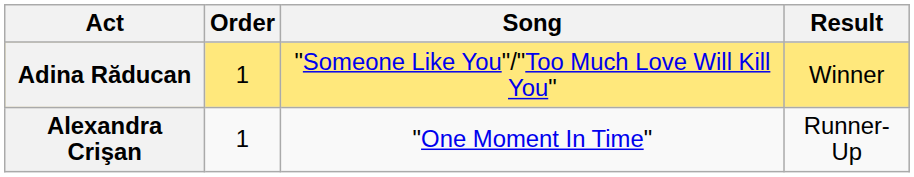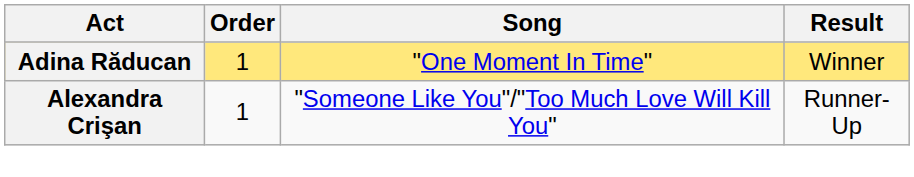(532, 74) "Someone Like You"/"Too Much Love Will Kill You" -> (532, 61) "One Moment In Time"
(532, 139) "One Moment In Time" -> (532, 112) "Someone Like You"/"Too Much Love Will Kill You"
